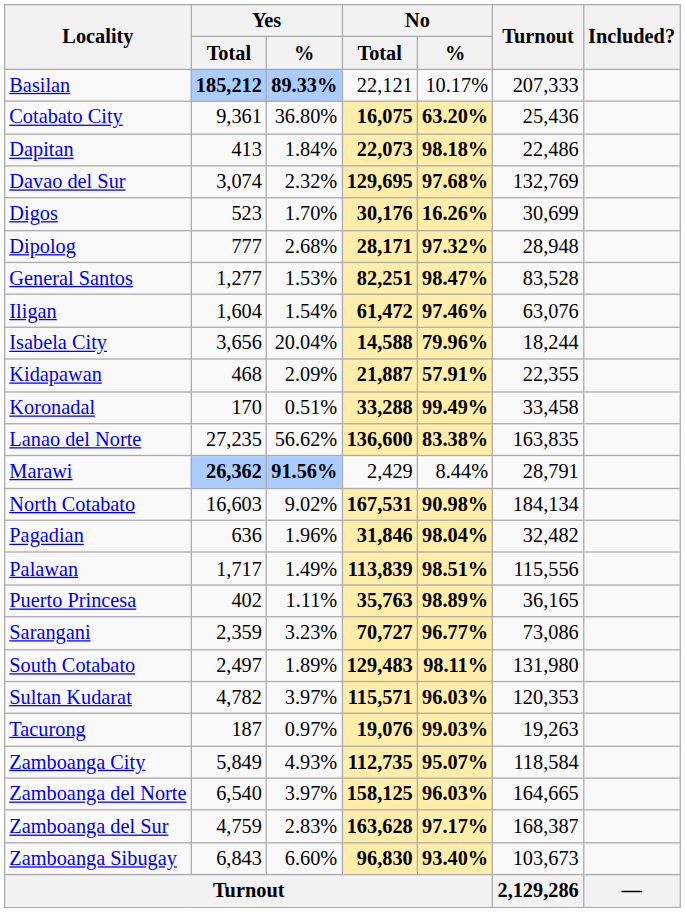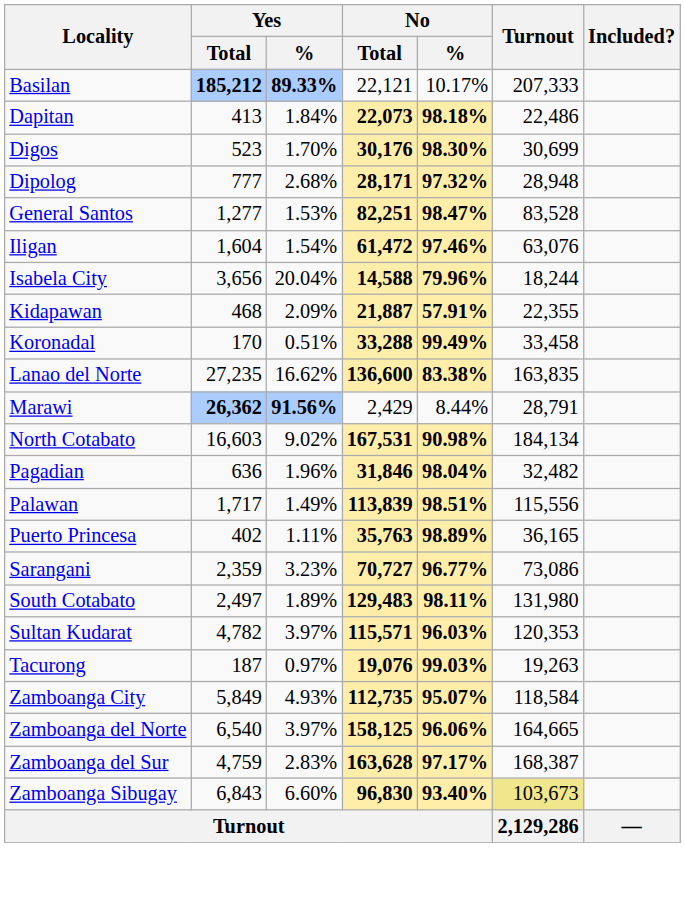- row: (66, 117)
- row: (67, 181)
(455, 213) 16.26% -> (455, 149) 98.30%
(306, 439) 56.62% -> (306, 375) 16.62%
(455, 794) 96.03% -> (455, 729) 96.06%
(546, 858) no background -> (546, 794) khaki background
